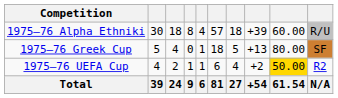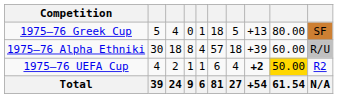rows swapped: (76, 31) <-> (76, 49)
(257, 67) normal -> (257, 67) bold
